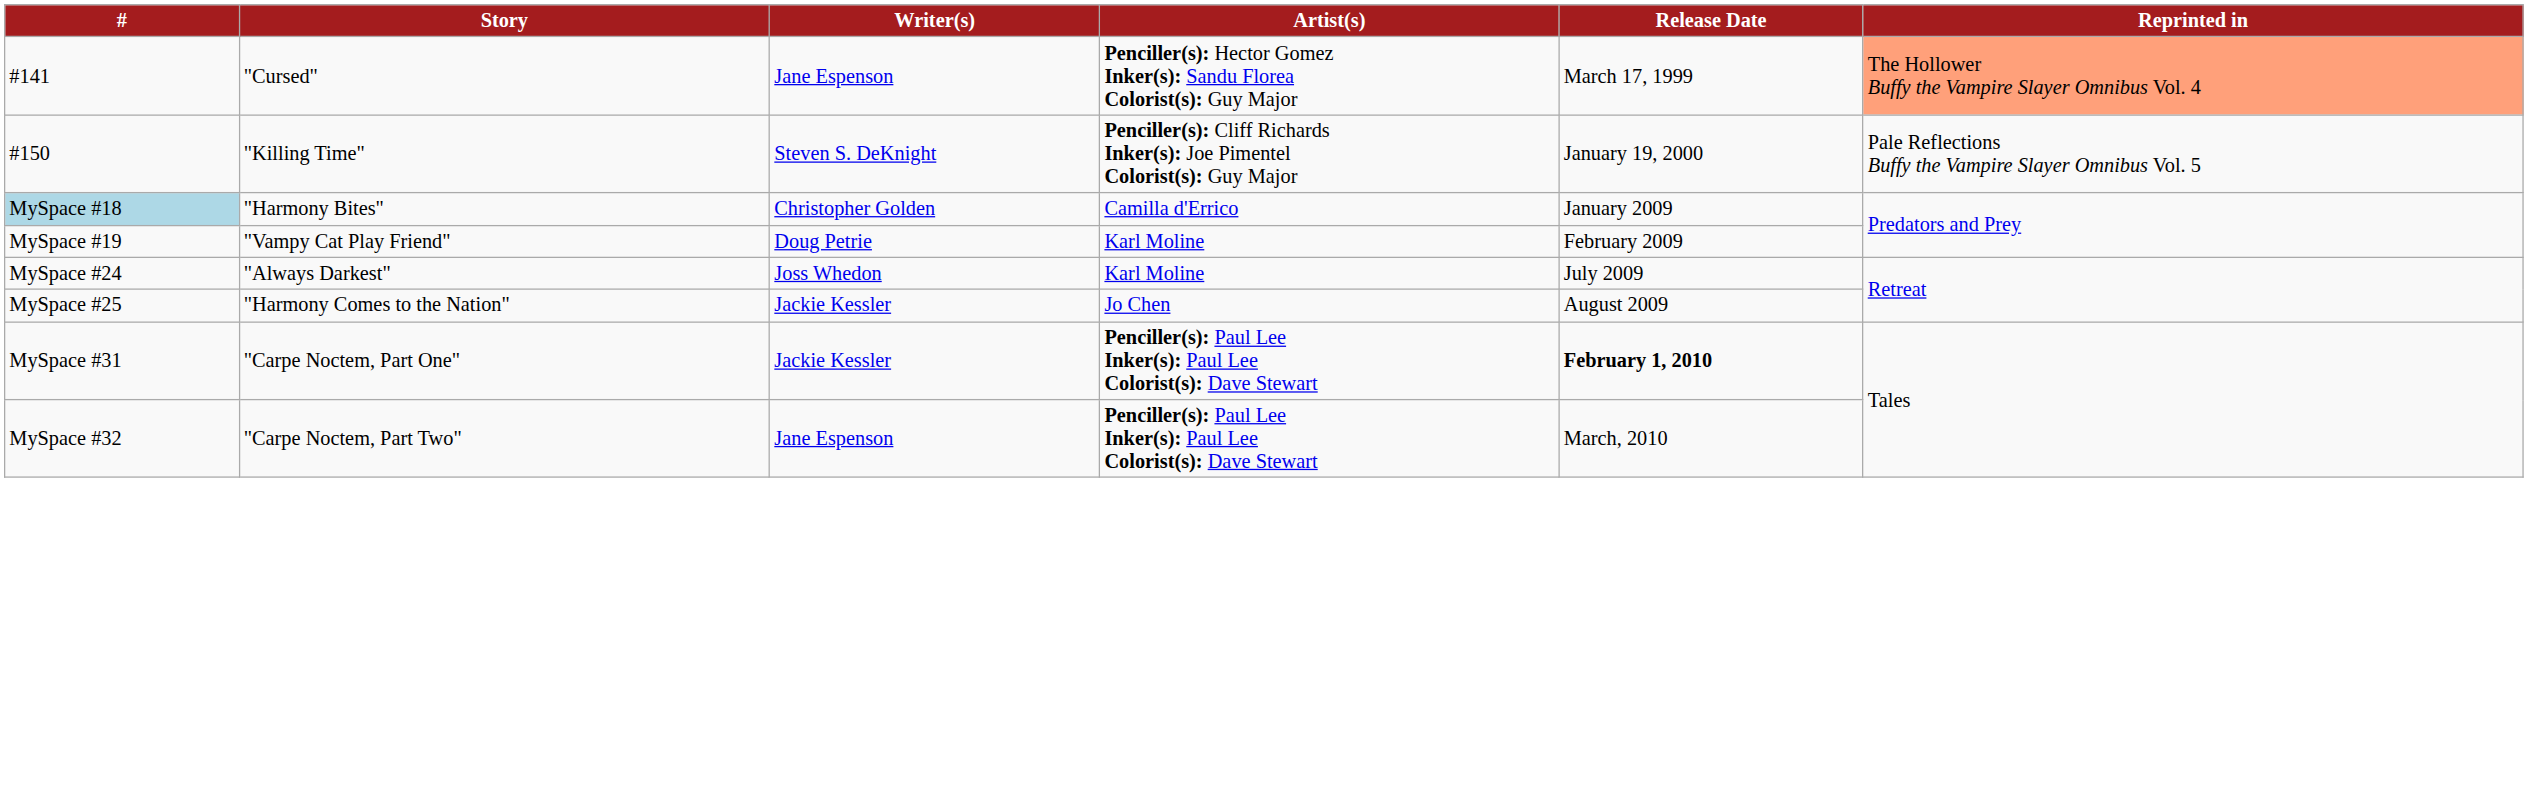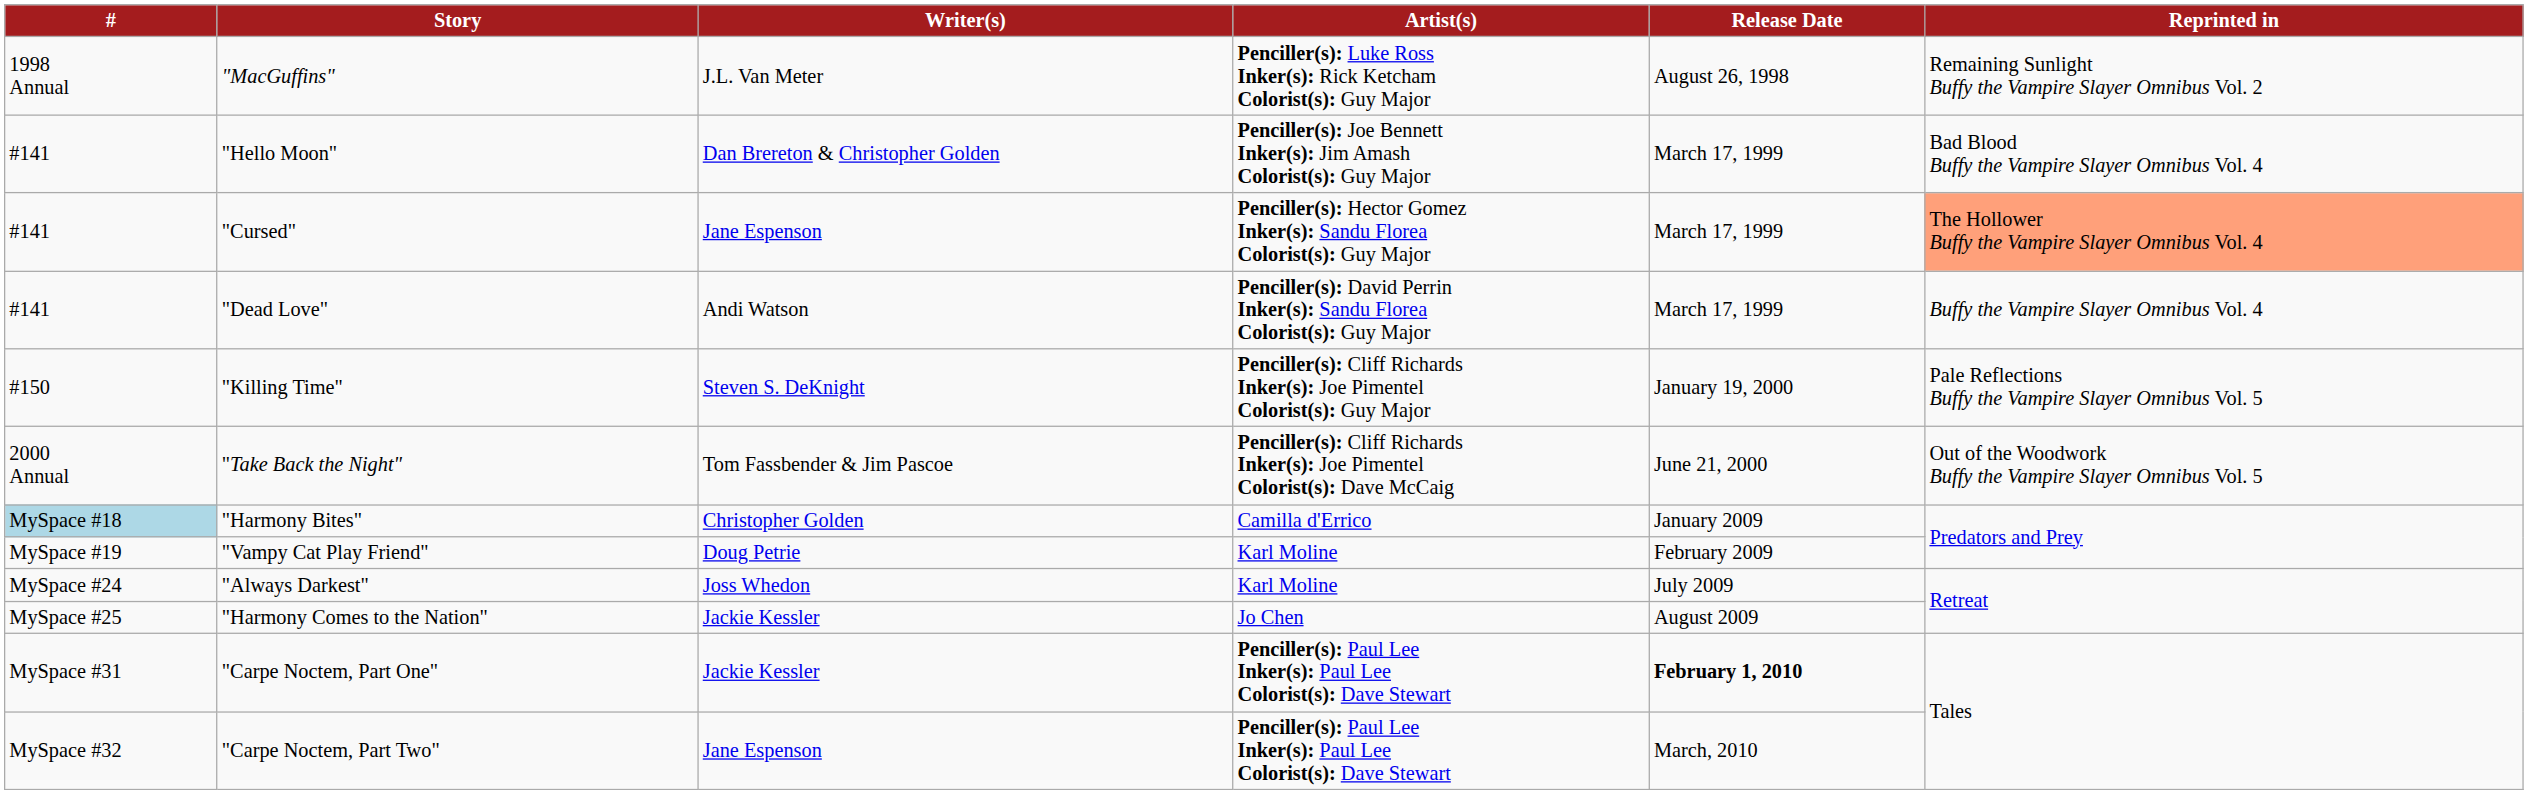+ row: (278, 75)
+ row: (279, 153)
+ row: (275, 309)
+ row: (312, 465)
